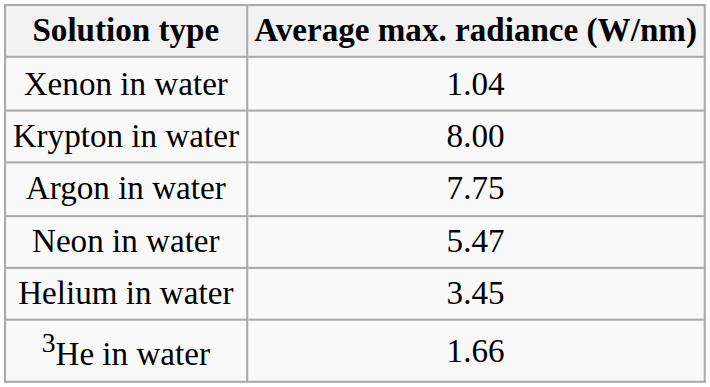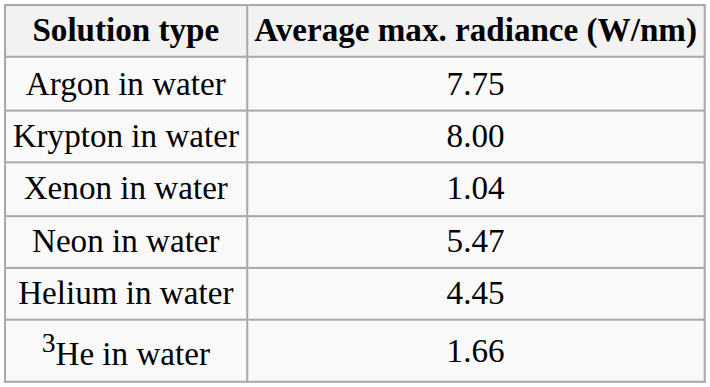rows swapped: (126, 83) <-> (126, 188)
(476, 293) 3.45 -> (476, 293) 4.45
